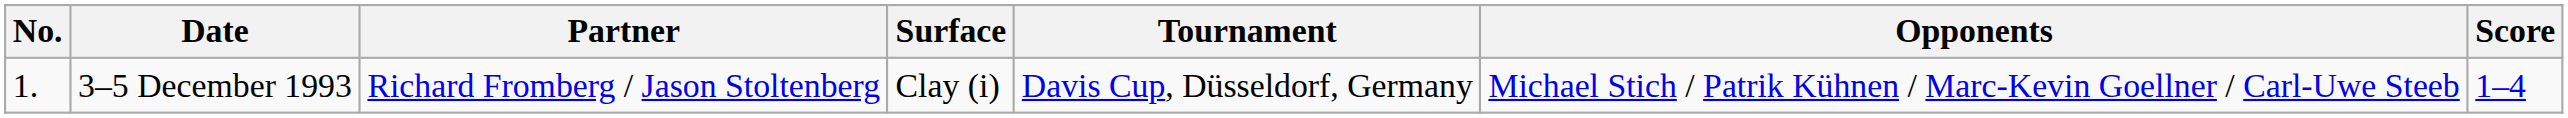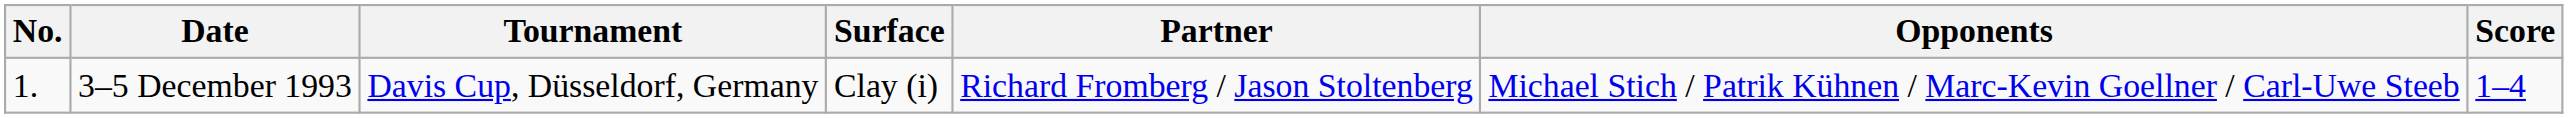columns swapped: (1247, 31) <-> (624, 31)
